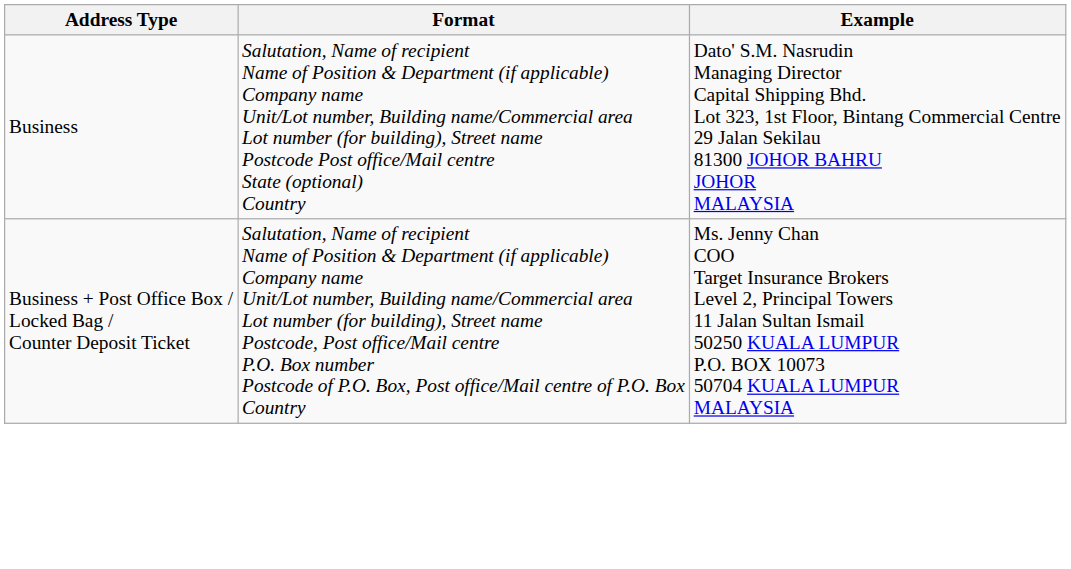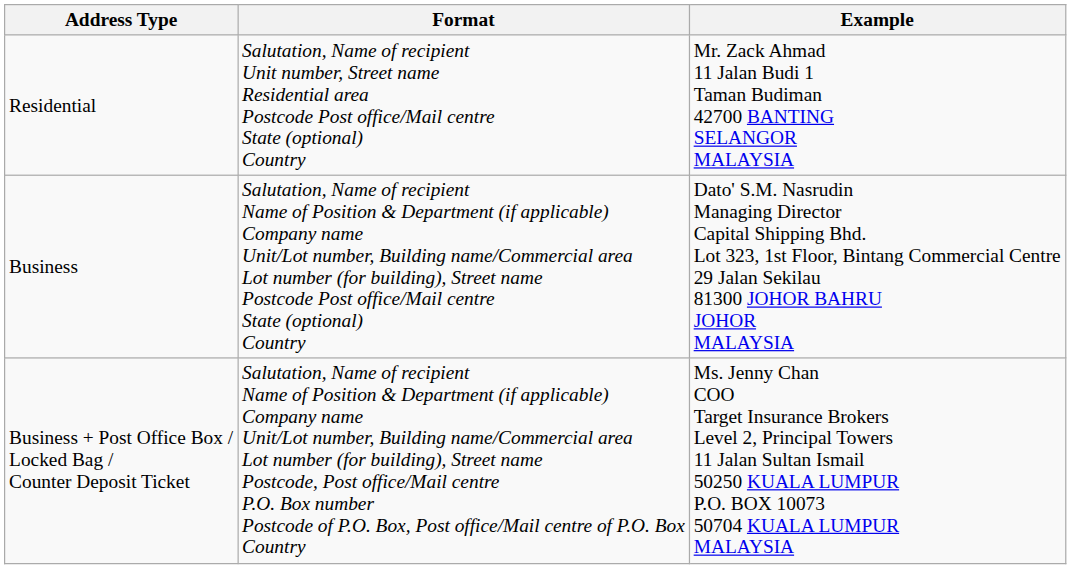+ row: (53, 105)
